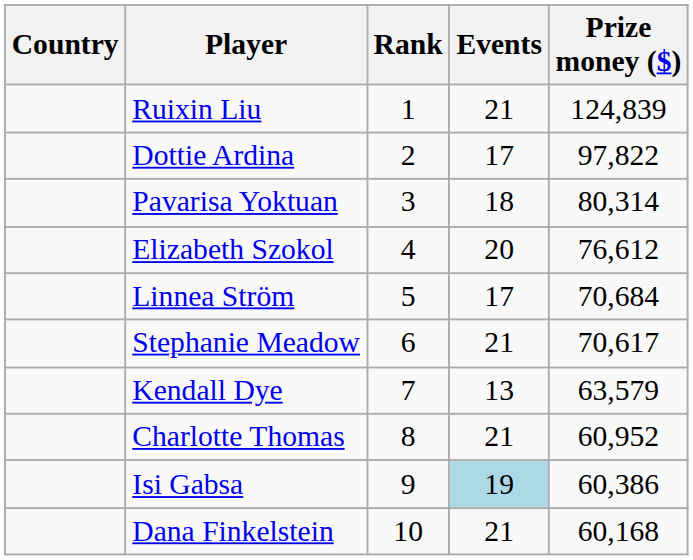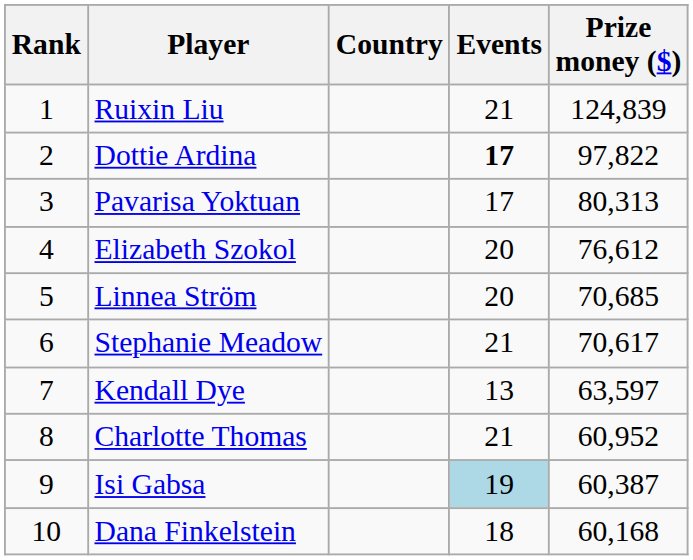columns swapped: (408, 44) <-> (65, 44)
(499, 155) normal -> (499, 155) bold
(499, 202) 18 -> (499, 202) 17
(618, 202) 80,314 -> (618, 202) 80,313
(499, 295) 17 -> (499, 295) 20
(618, 295) 70,684 -> (618, 295) 70,685
(618, 389) 63,579 -> (618, 389) 63,597
(618, 483) 60,386 -> (618, 483) 60,387
(499, 530) 21 -> (499, 530) 18
